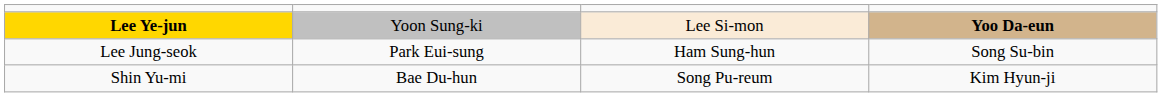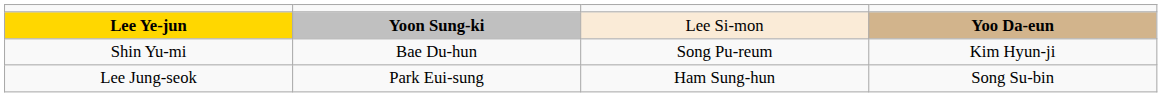(437, 25) normal -> (437, 25) bold
rows swapped: (149, 78) <-> (149, 51)
